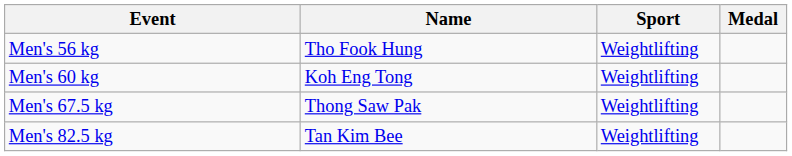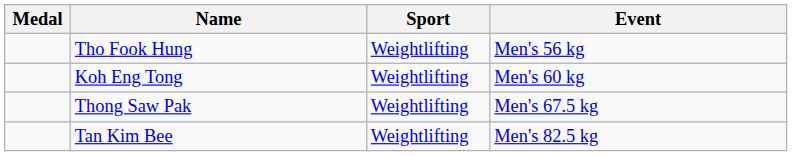columns swapped: (753, 19) <-> (153, 19)
